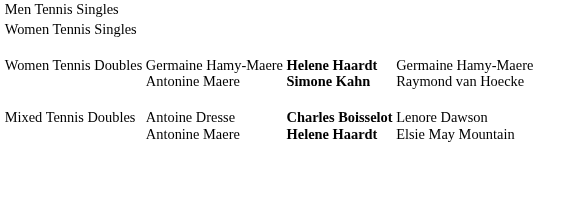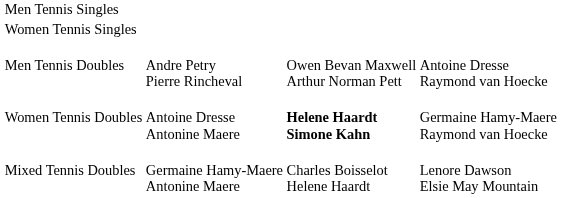+ row: (64, 65)
(214, 73) Germaine Hamy-Maere Antonine Maere -> (193, 125) Antoine Dresse Antonine Maere
(193, 125) Antoine Dresse Antonine Maere -> (214, 178) Germaine Hamy-Maere Antonine Maere
(340, 125) bold -> (337, 178) normal
